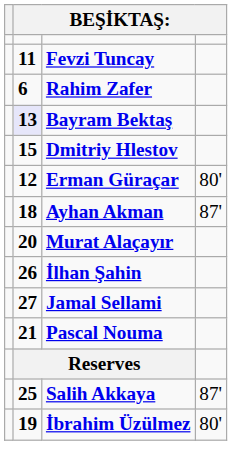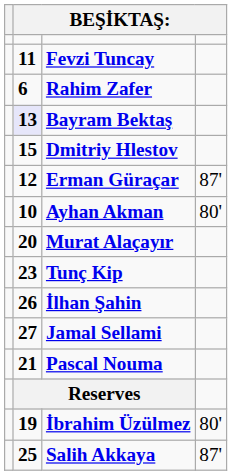(211, 180) 80' -> (211, 180) 87'
(27, 211) 18 -> (27, 211) 10
(211, 211) 87' -> (211, 211) 80'
+ row: (84, 272)
rows swapped: (118, 424) <-> (101, 393)
